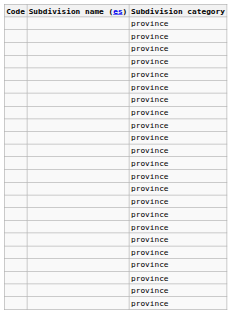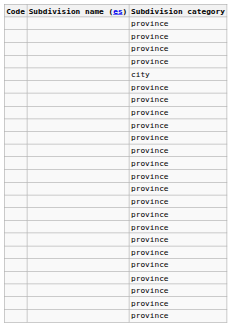+ row: (16, 74)
